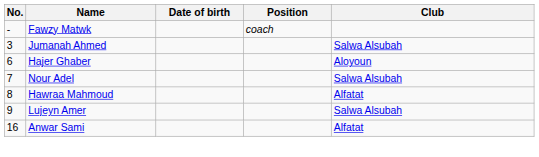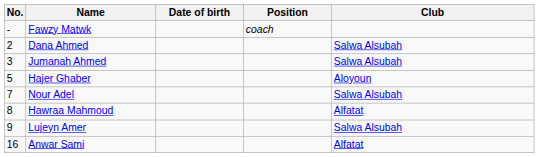+ row: (58, 45)
(10, 62) 6 -> (10, 78) 5
